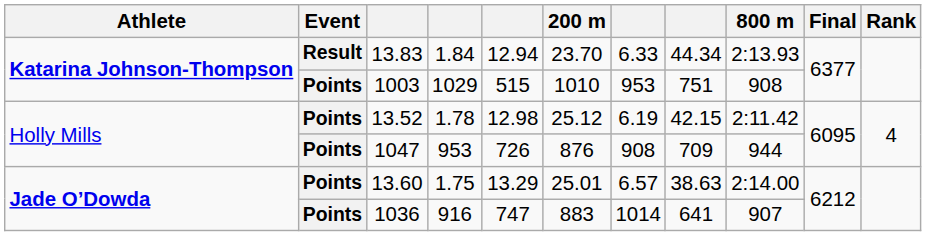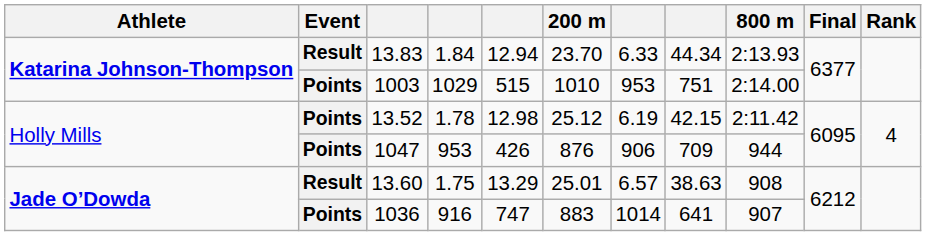(765, 86) 908 -> (765, 86) 2:14.00
(513, 150) 726 -> (513, 150) 426
(638, 150) 908 -> (638, 150) 906
(332, 183) Points -> (332, 183) Result
(765, 183) 2:14.00 -> (765, 183) 908
